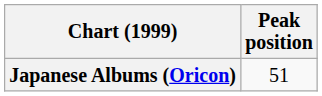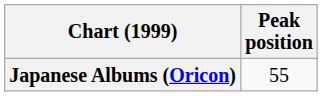(279, 74) 51 -> (279, 74) 55
